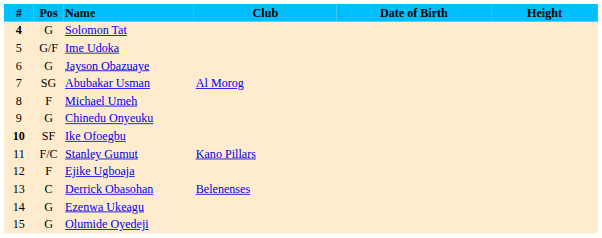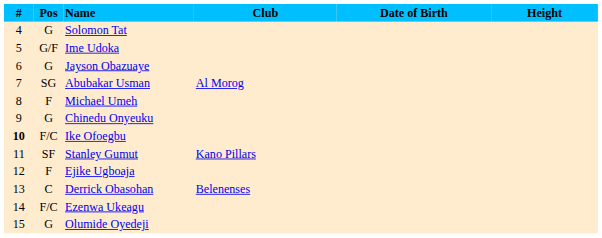(19, 30) bold -> (19, 30) normal
(49, 136) SF -> (49, 136) F/C
(49, 154) F/C -> (49, 154) SF
(49, 206) G -> (49, 206) F/C
